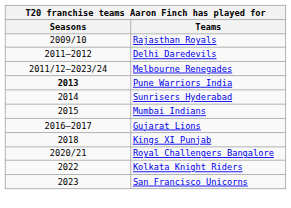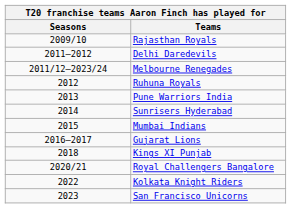+ row: (167, 83)
(68, 83) bold -> (68, 97) normal
